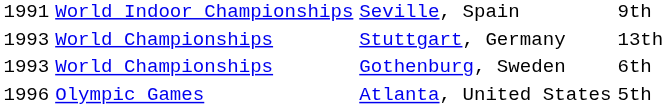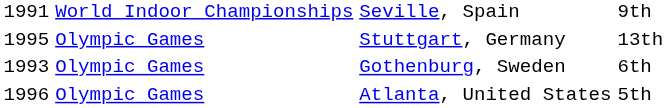(26, 39) 1993 -> (26, 39) 1995
(164, 39) World Championships -> (130, 39) Olympic Games
(164, 67) World Championships -> (130, 67) Olympic Games
